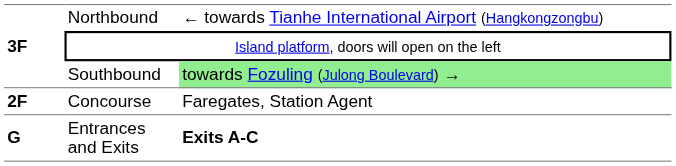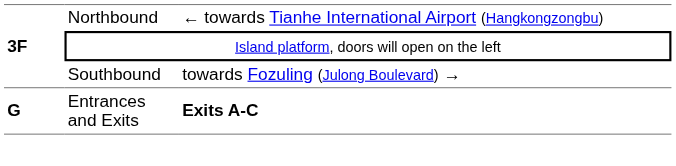(321, 74) lightgreen background -> (321, 74) no background
- row: (110, 101)
